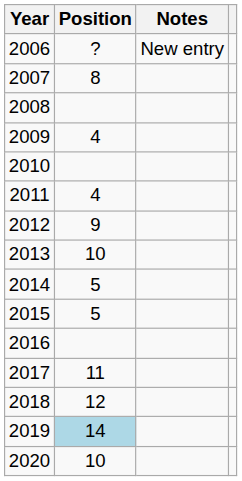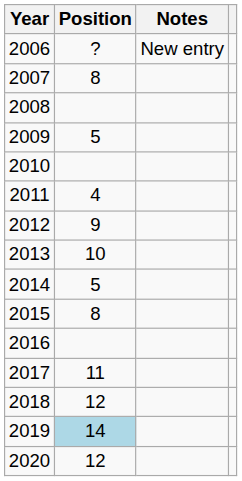(95, 136) 4 -> (95, 136) 5
(95, 313) 5 -> (95, 313) 8
(95, 460) 10 -> (95, 460) 12
